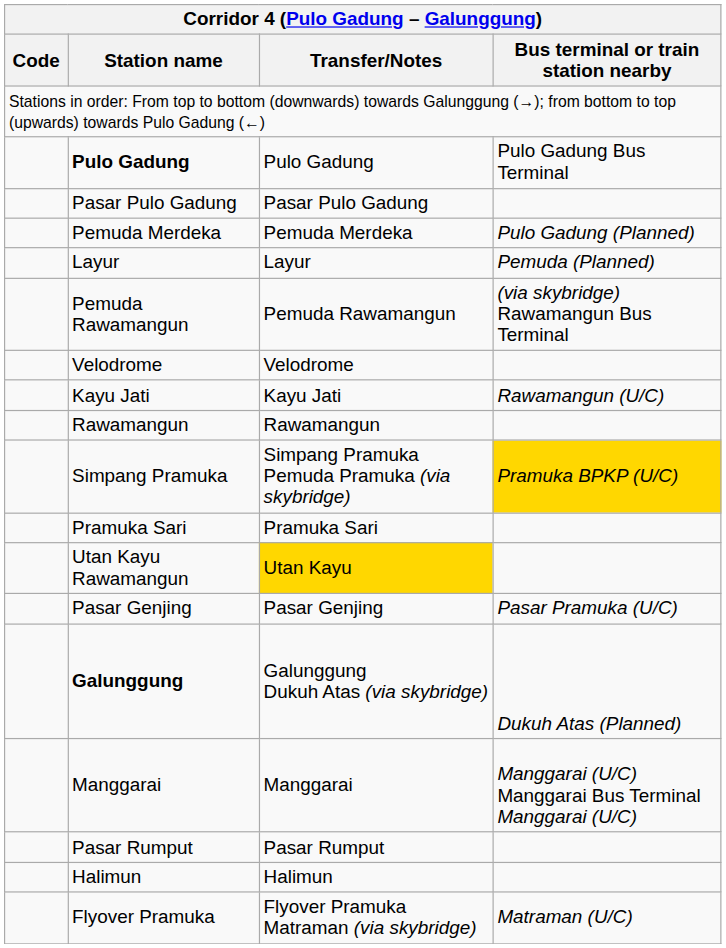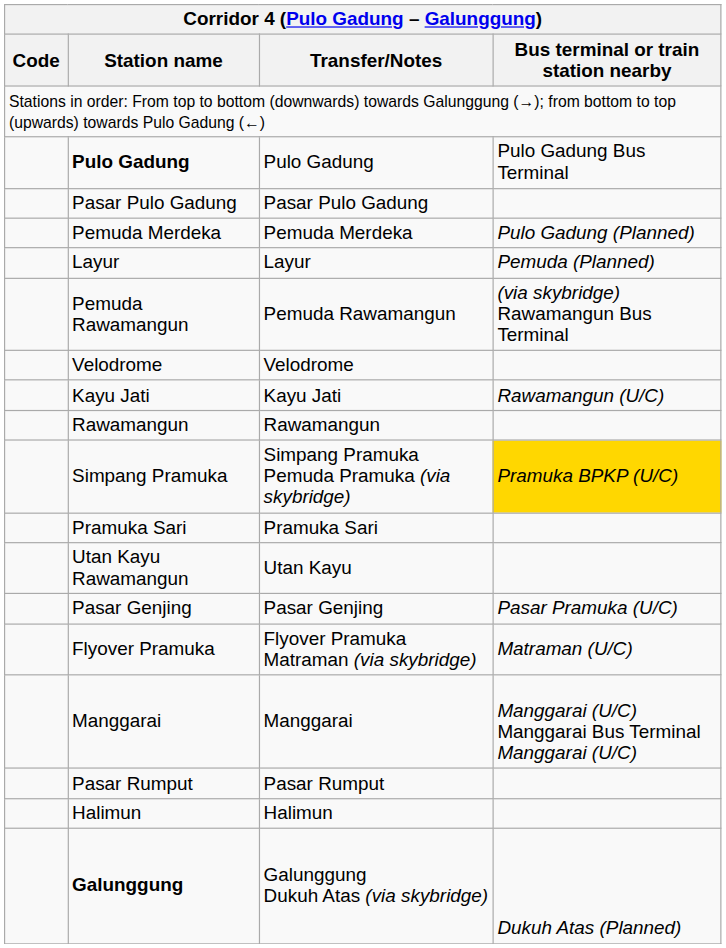(308, 568) gold background -> (308, 568) no background
rows swapped: (143, 917) <-> (128, 681)
